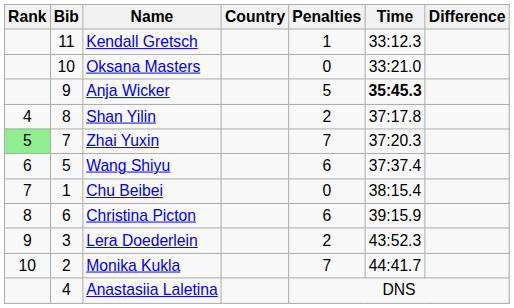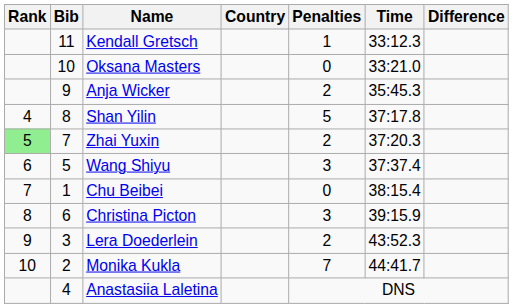(327, 91) 5 -> (327, 91) 2
(395, 91) bold -> (395, 91) normal
(327, 116) 2 -> (327, 116) 5
(327, 141) 7 -> (327, 141) 2
(327, 166) 6 -> (327, 166) 3
(327, 215) 6 -> (327, 215) 3
